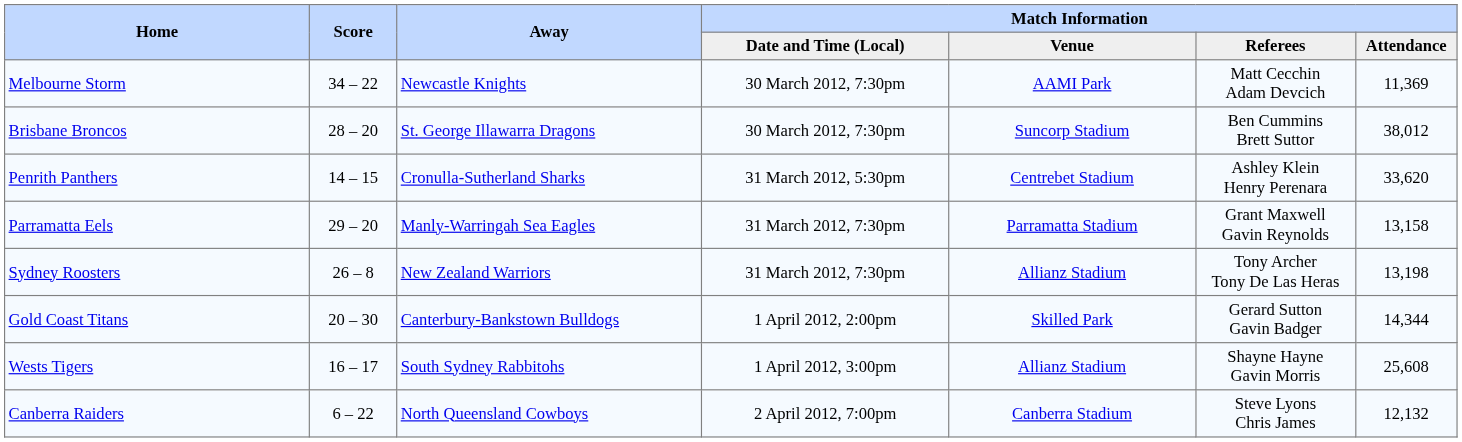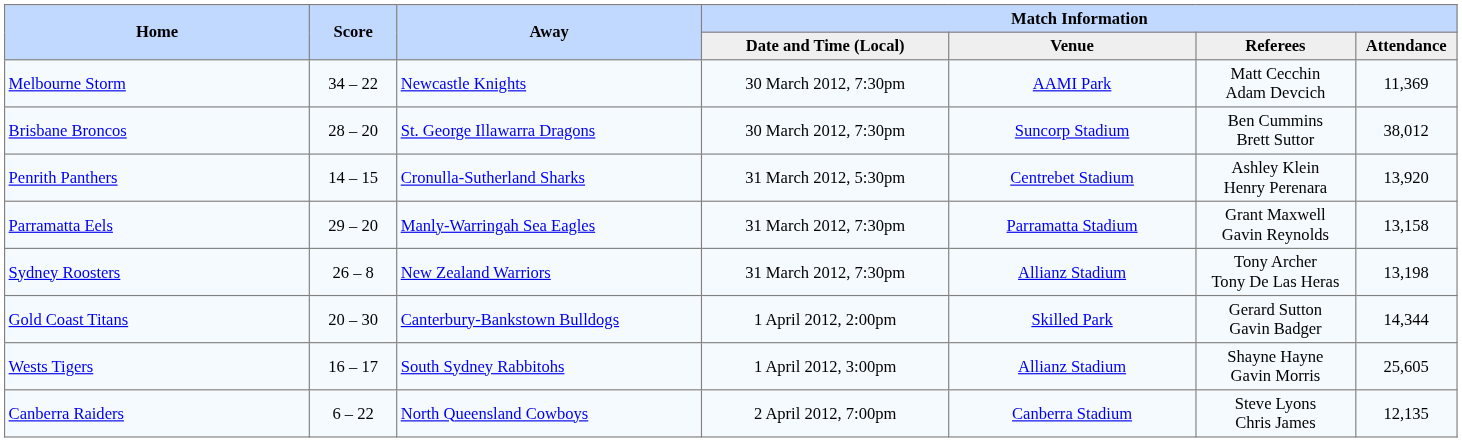(1406, 177) 33,620 -> (1406, 177) 13,920
(1406, 366) 25,608 -> (1406, 366) 25,605
(1406, 413) 12,132 -> (1406, 413) 12,135
